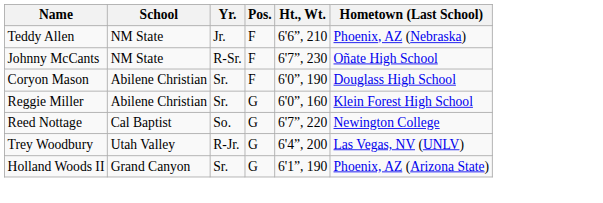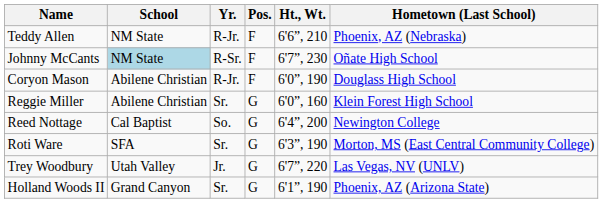(220, 36) Jr. -> (226, 36) R-Jr.
(137, 58) no background -> (137, 58) lightblue background
(221, 79) Sr. -> (226, 79) R-Jr.
(303, 123) 6'7”, 220 -> (303, 123) 6'4”, 200
+ row: (35, 144)
(226, 144) R-Jr. -> (220, 166) Jr.
(303, 144) 6'4”, 200 -> (303, 166) 6'7”, 220
